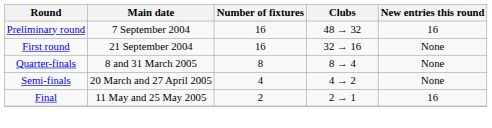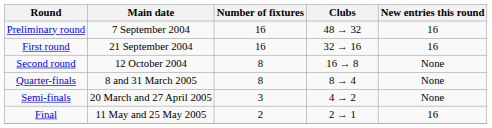(433, 47) None -> (433, 47) 16
+ row: (46, 64)
(260, 81) 4 -> (260, 98) 3
